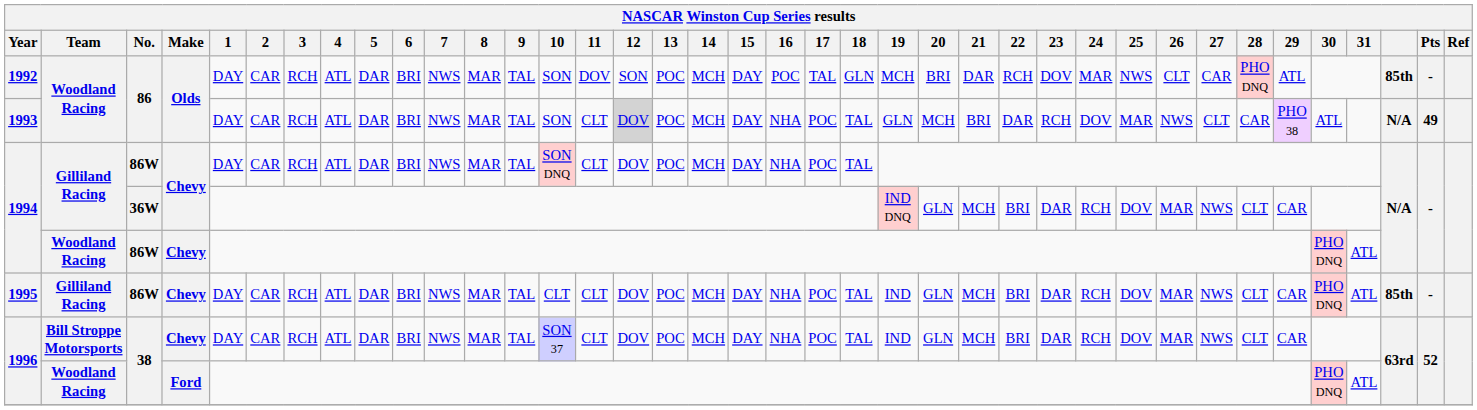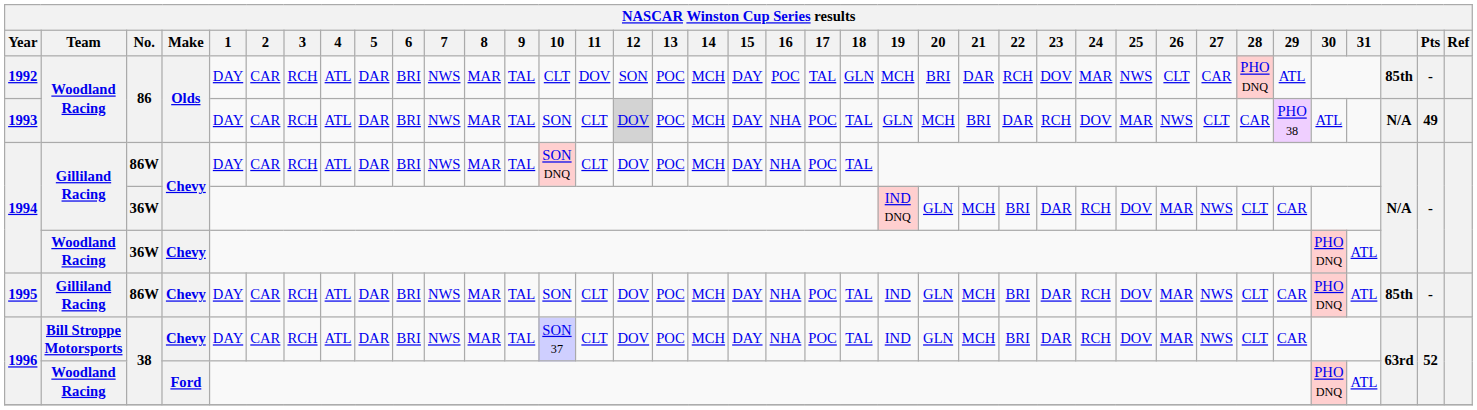(557, 77) SON -> (557, 77) CLT
(144, 251) 86W -> (144, 251) 36W
(557, 295) CLT -> (557, 295) SON
